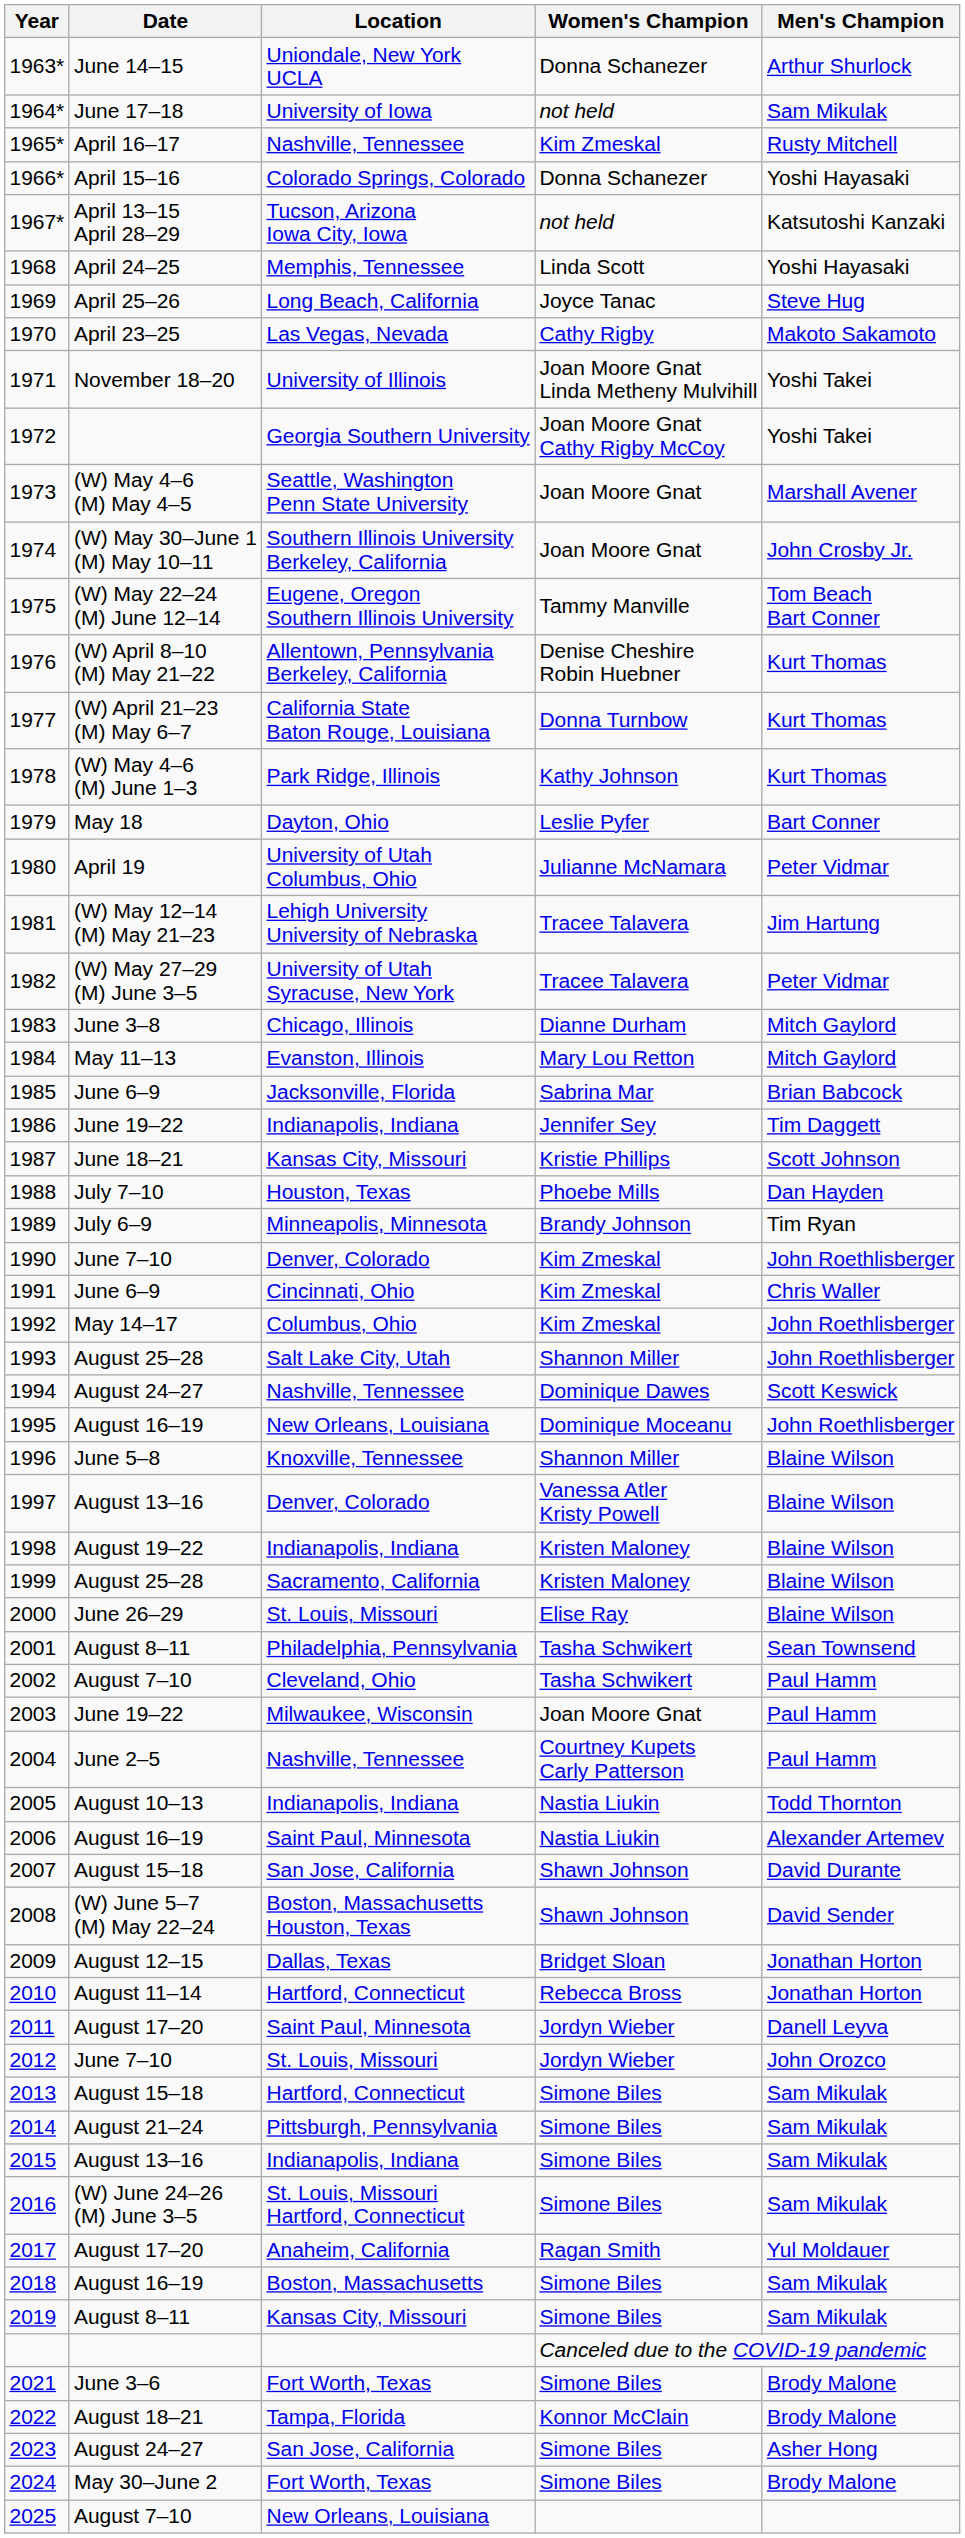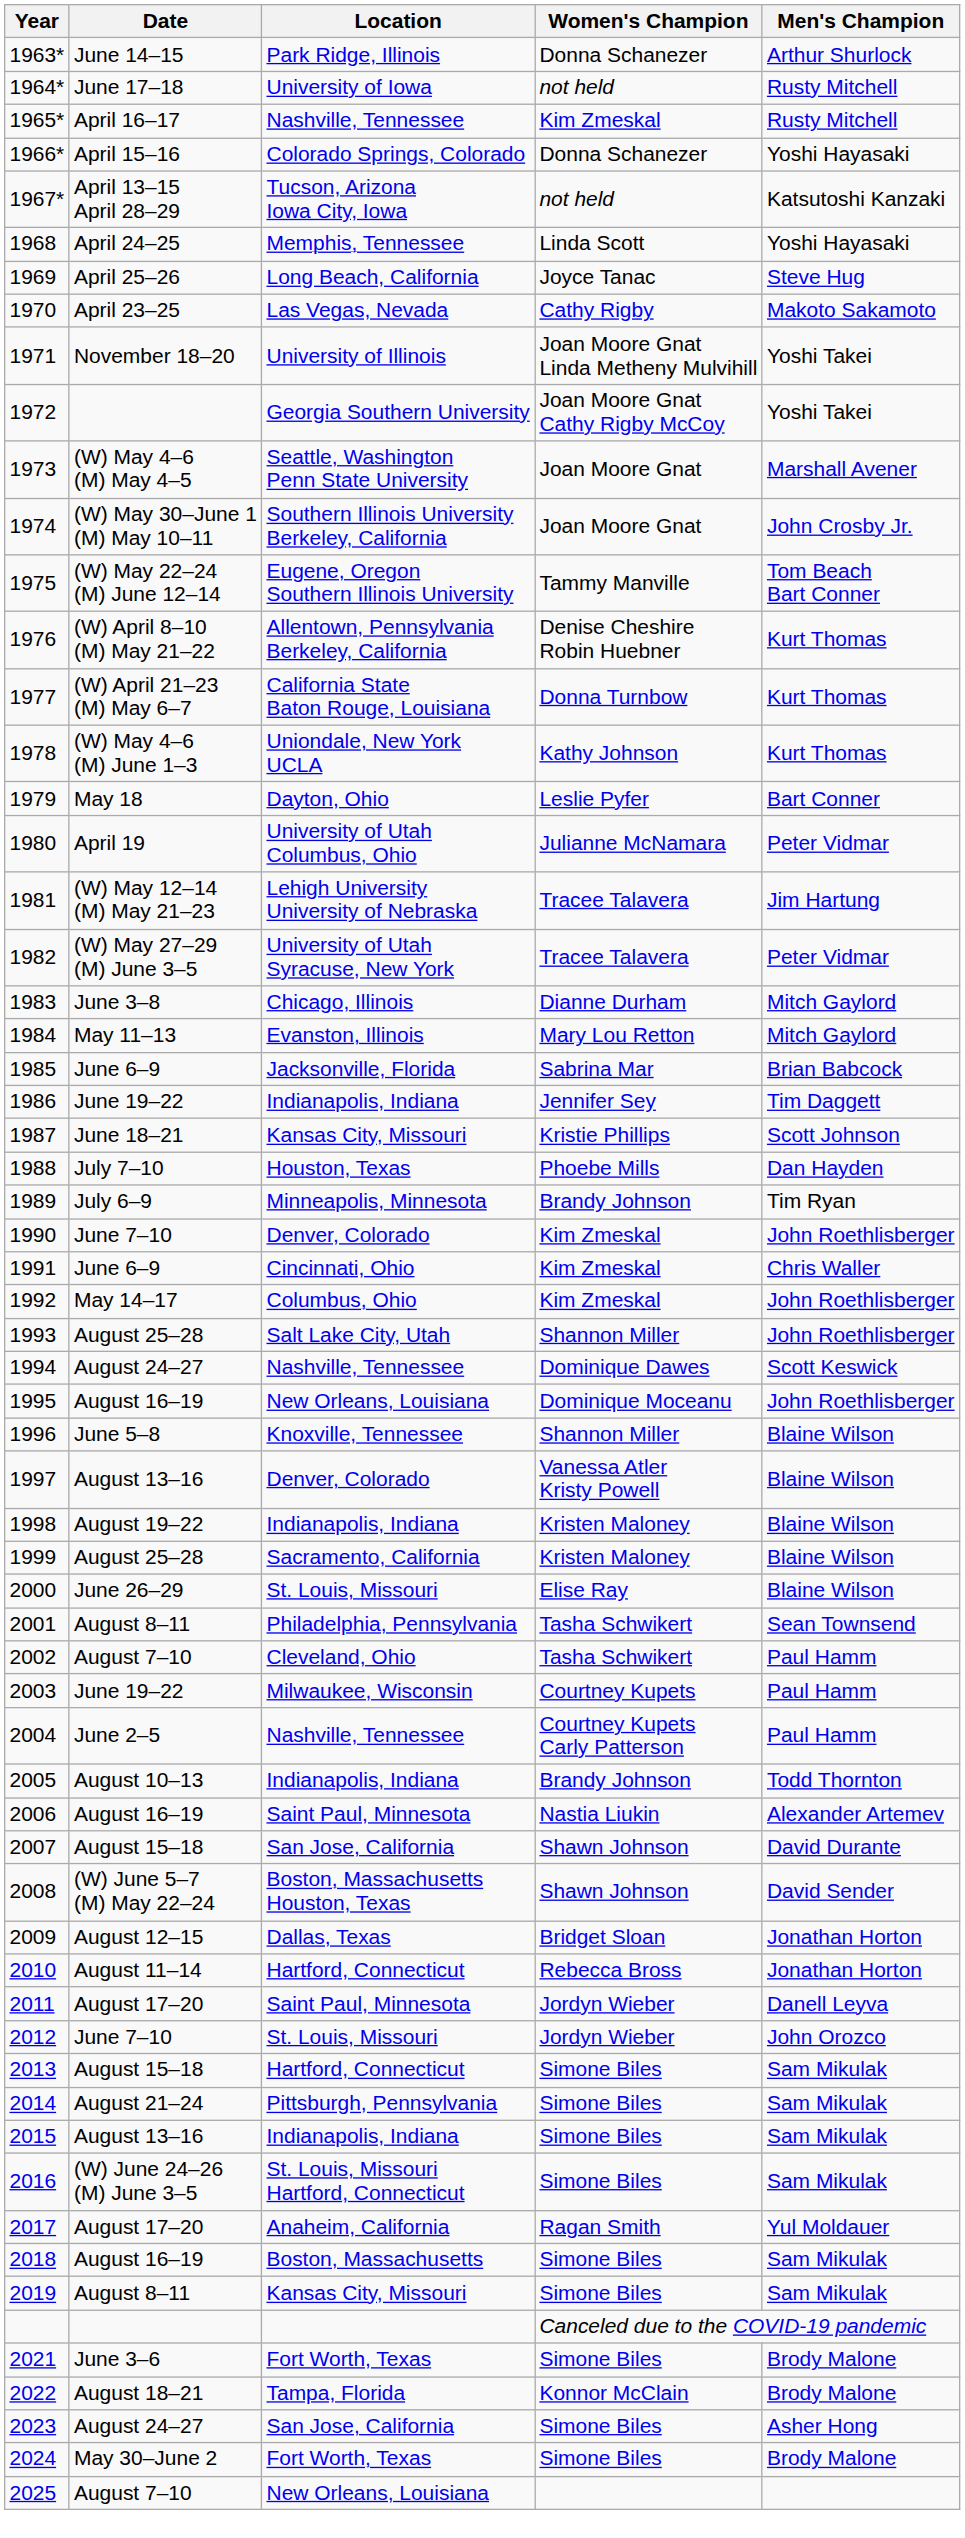(364, 66) Uniondale, New York UCLA -> (353, 54) Park Ridge, Illinois
(827, 111) Sam Mikulak -> (832, 87) Rusty Mitchell
(353, 776) Park Ridge, Illinois -> (364, 753) Uniondale, New York UCLA
(620, 1714) Joan Moore Gnat -> (618, 1690) Courtney Kupets
(599, 1804) Nastia Liukin -> (615, 1780) Brandy Johnson
